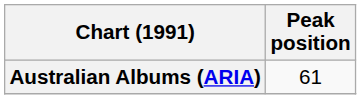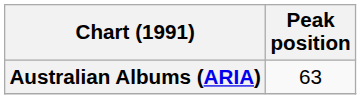(311, 76) 61 -> (311, 76) 63
